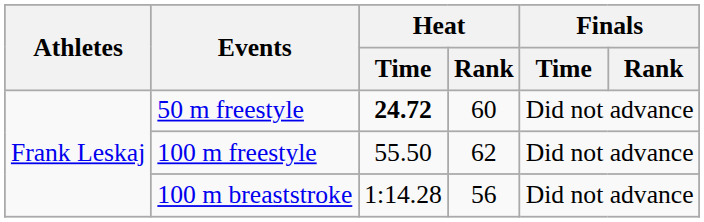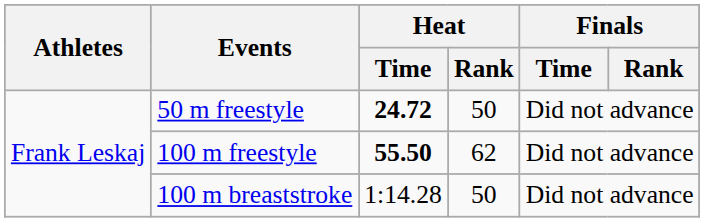(484, 110) 60 -> (484, 110) 50
(403, 152) normal -> (403, 152) bold
(484, 195) 56 -> (484, 195) 50
